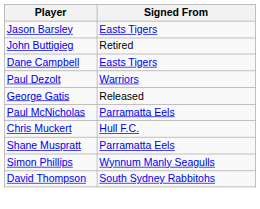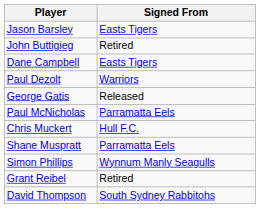+ row: (36, 179)
